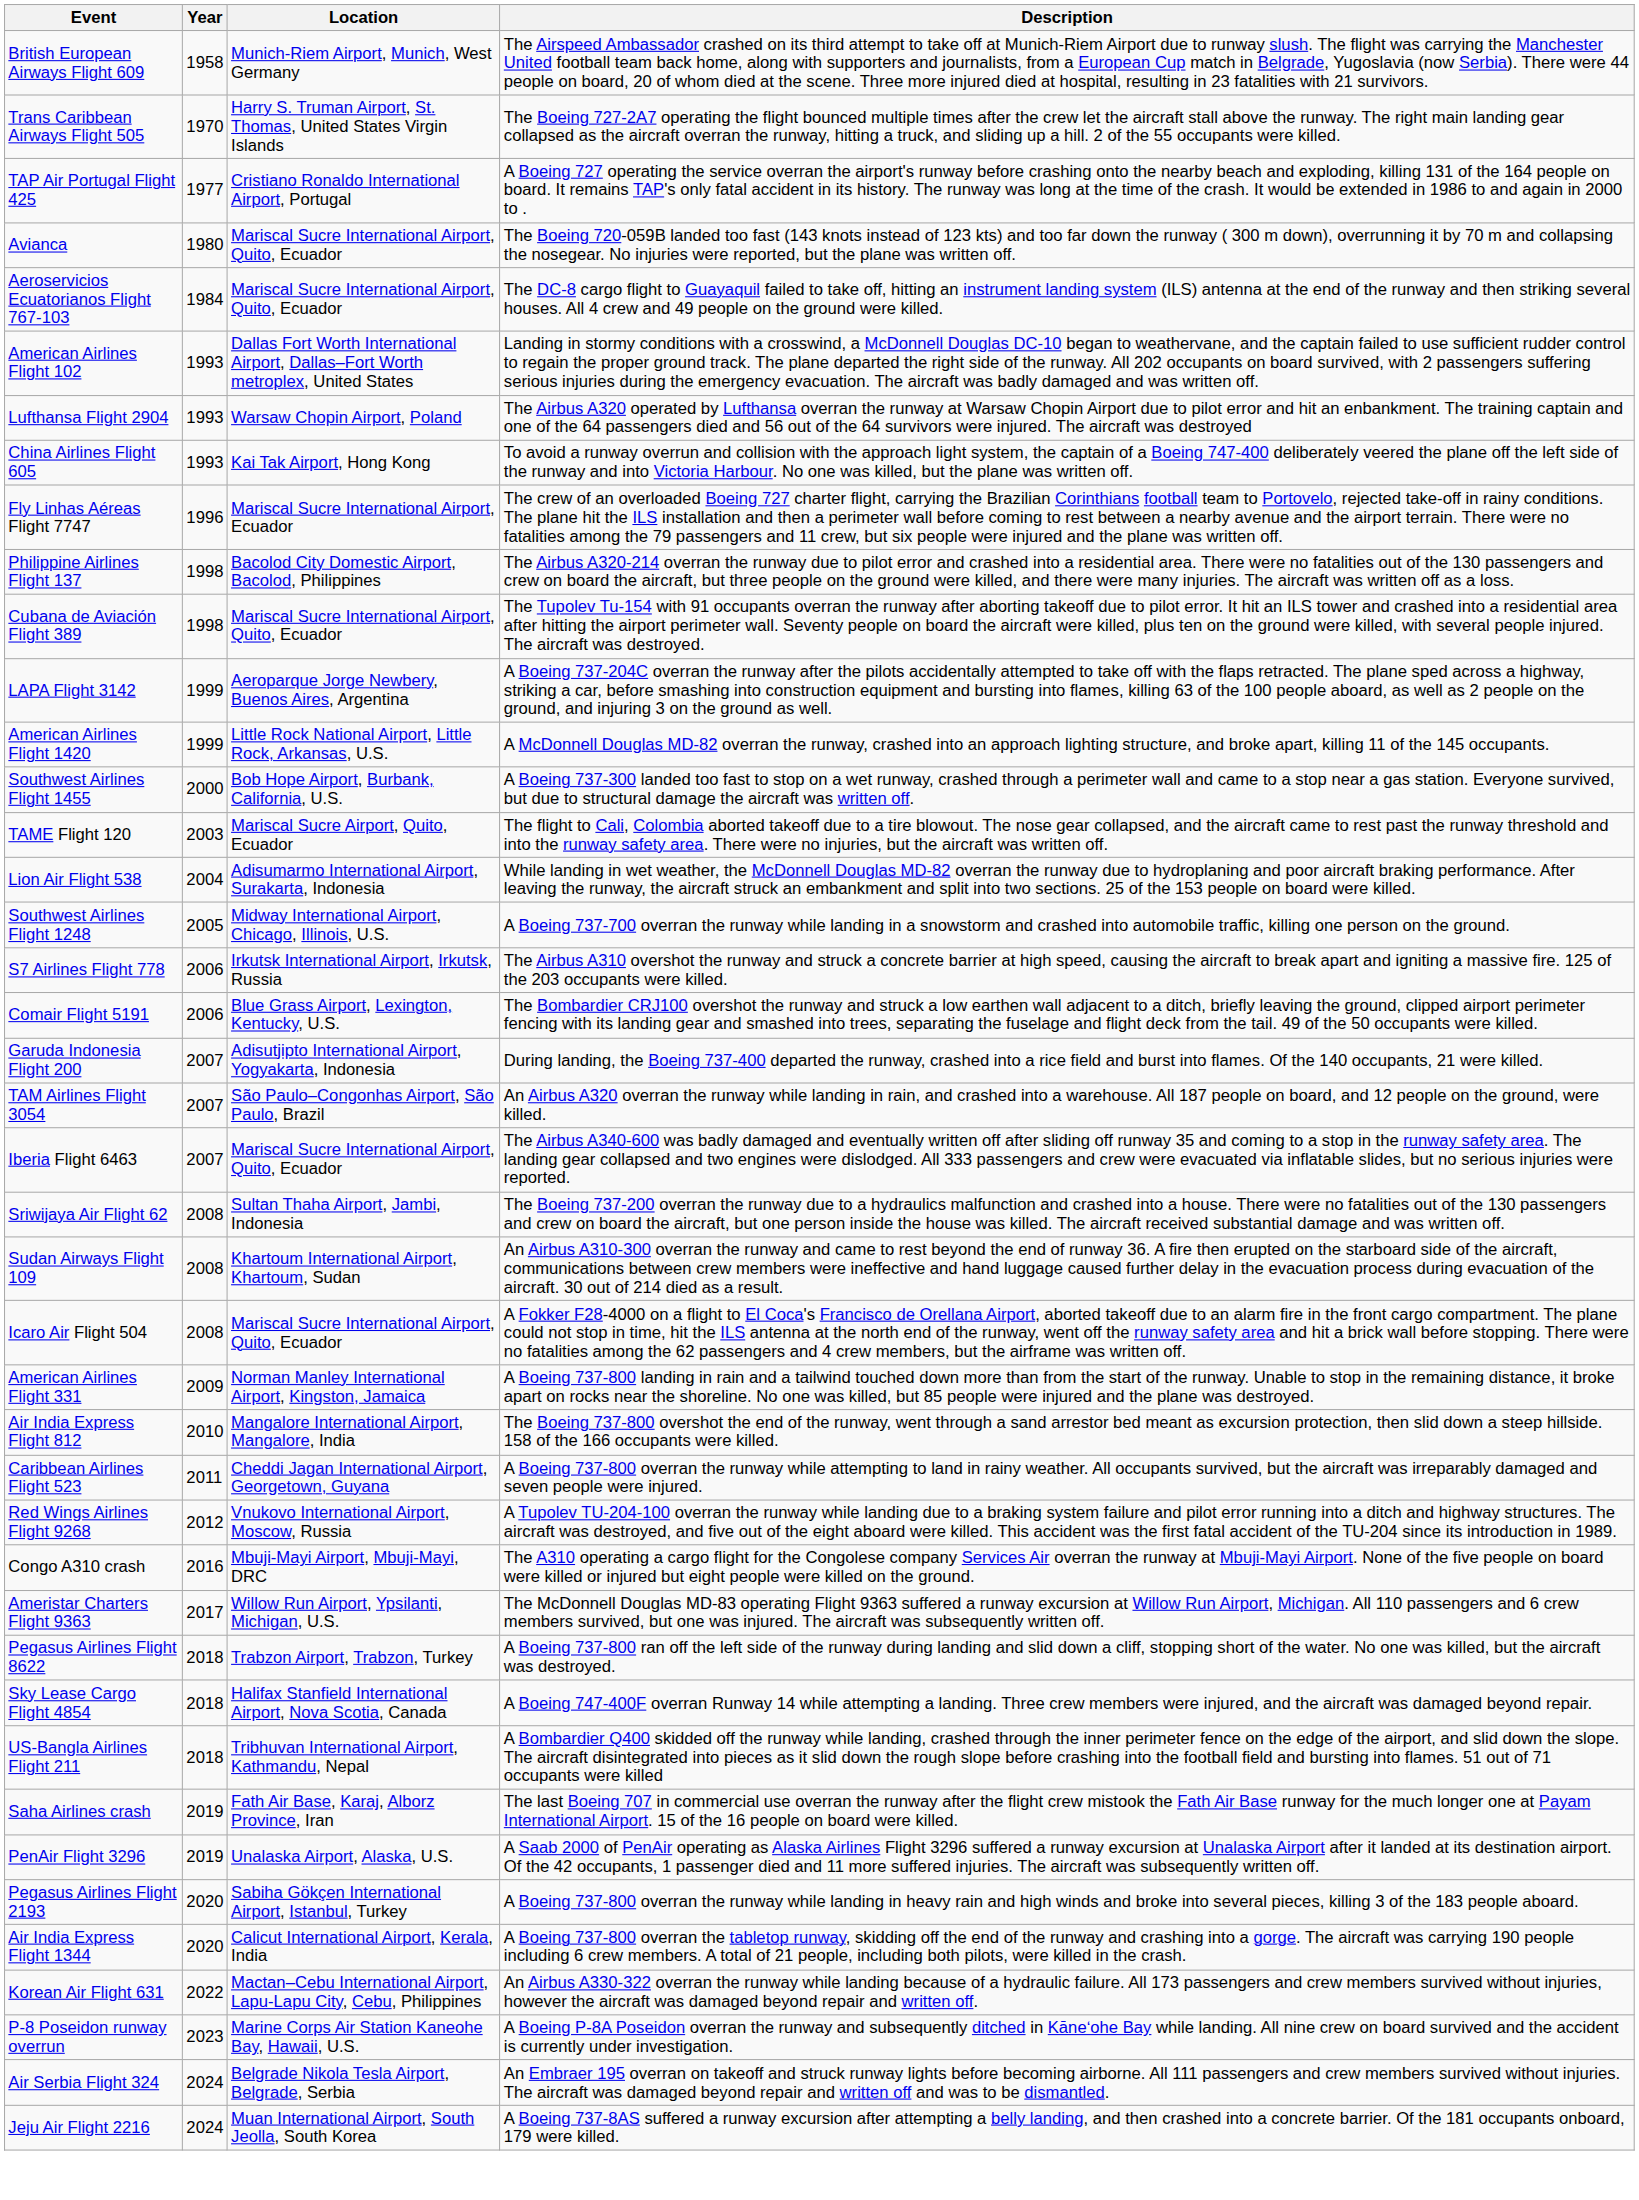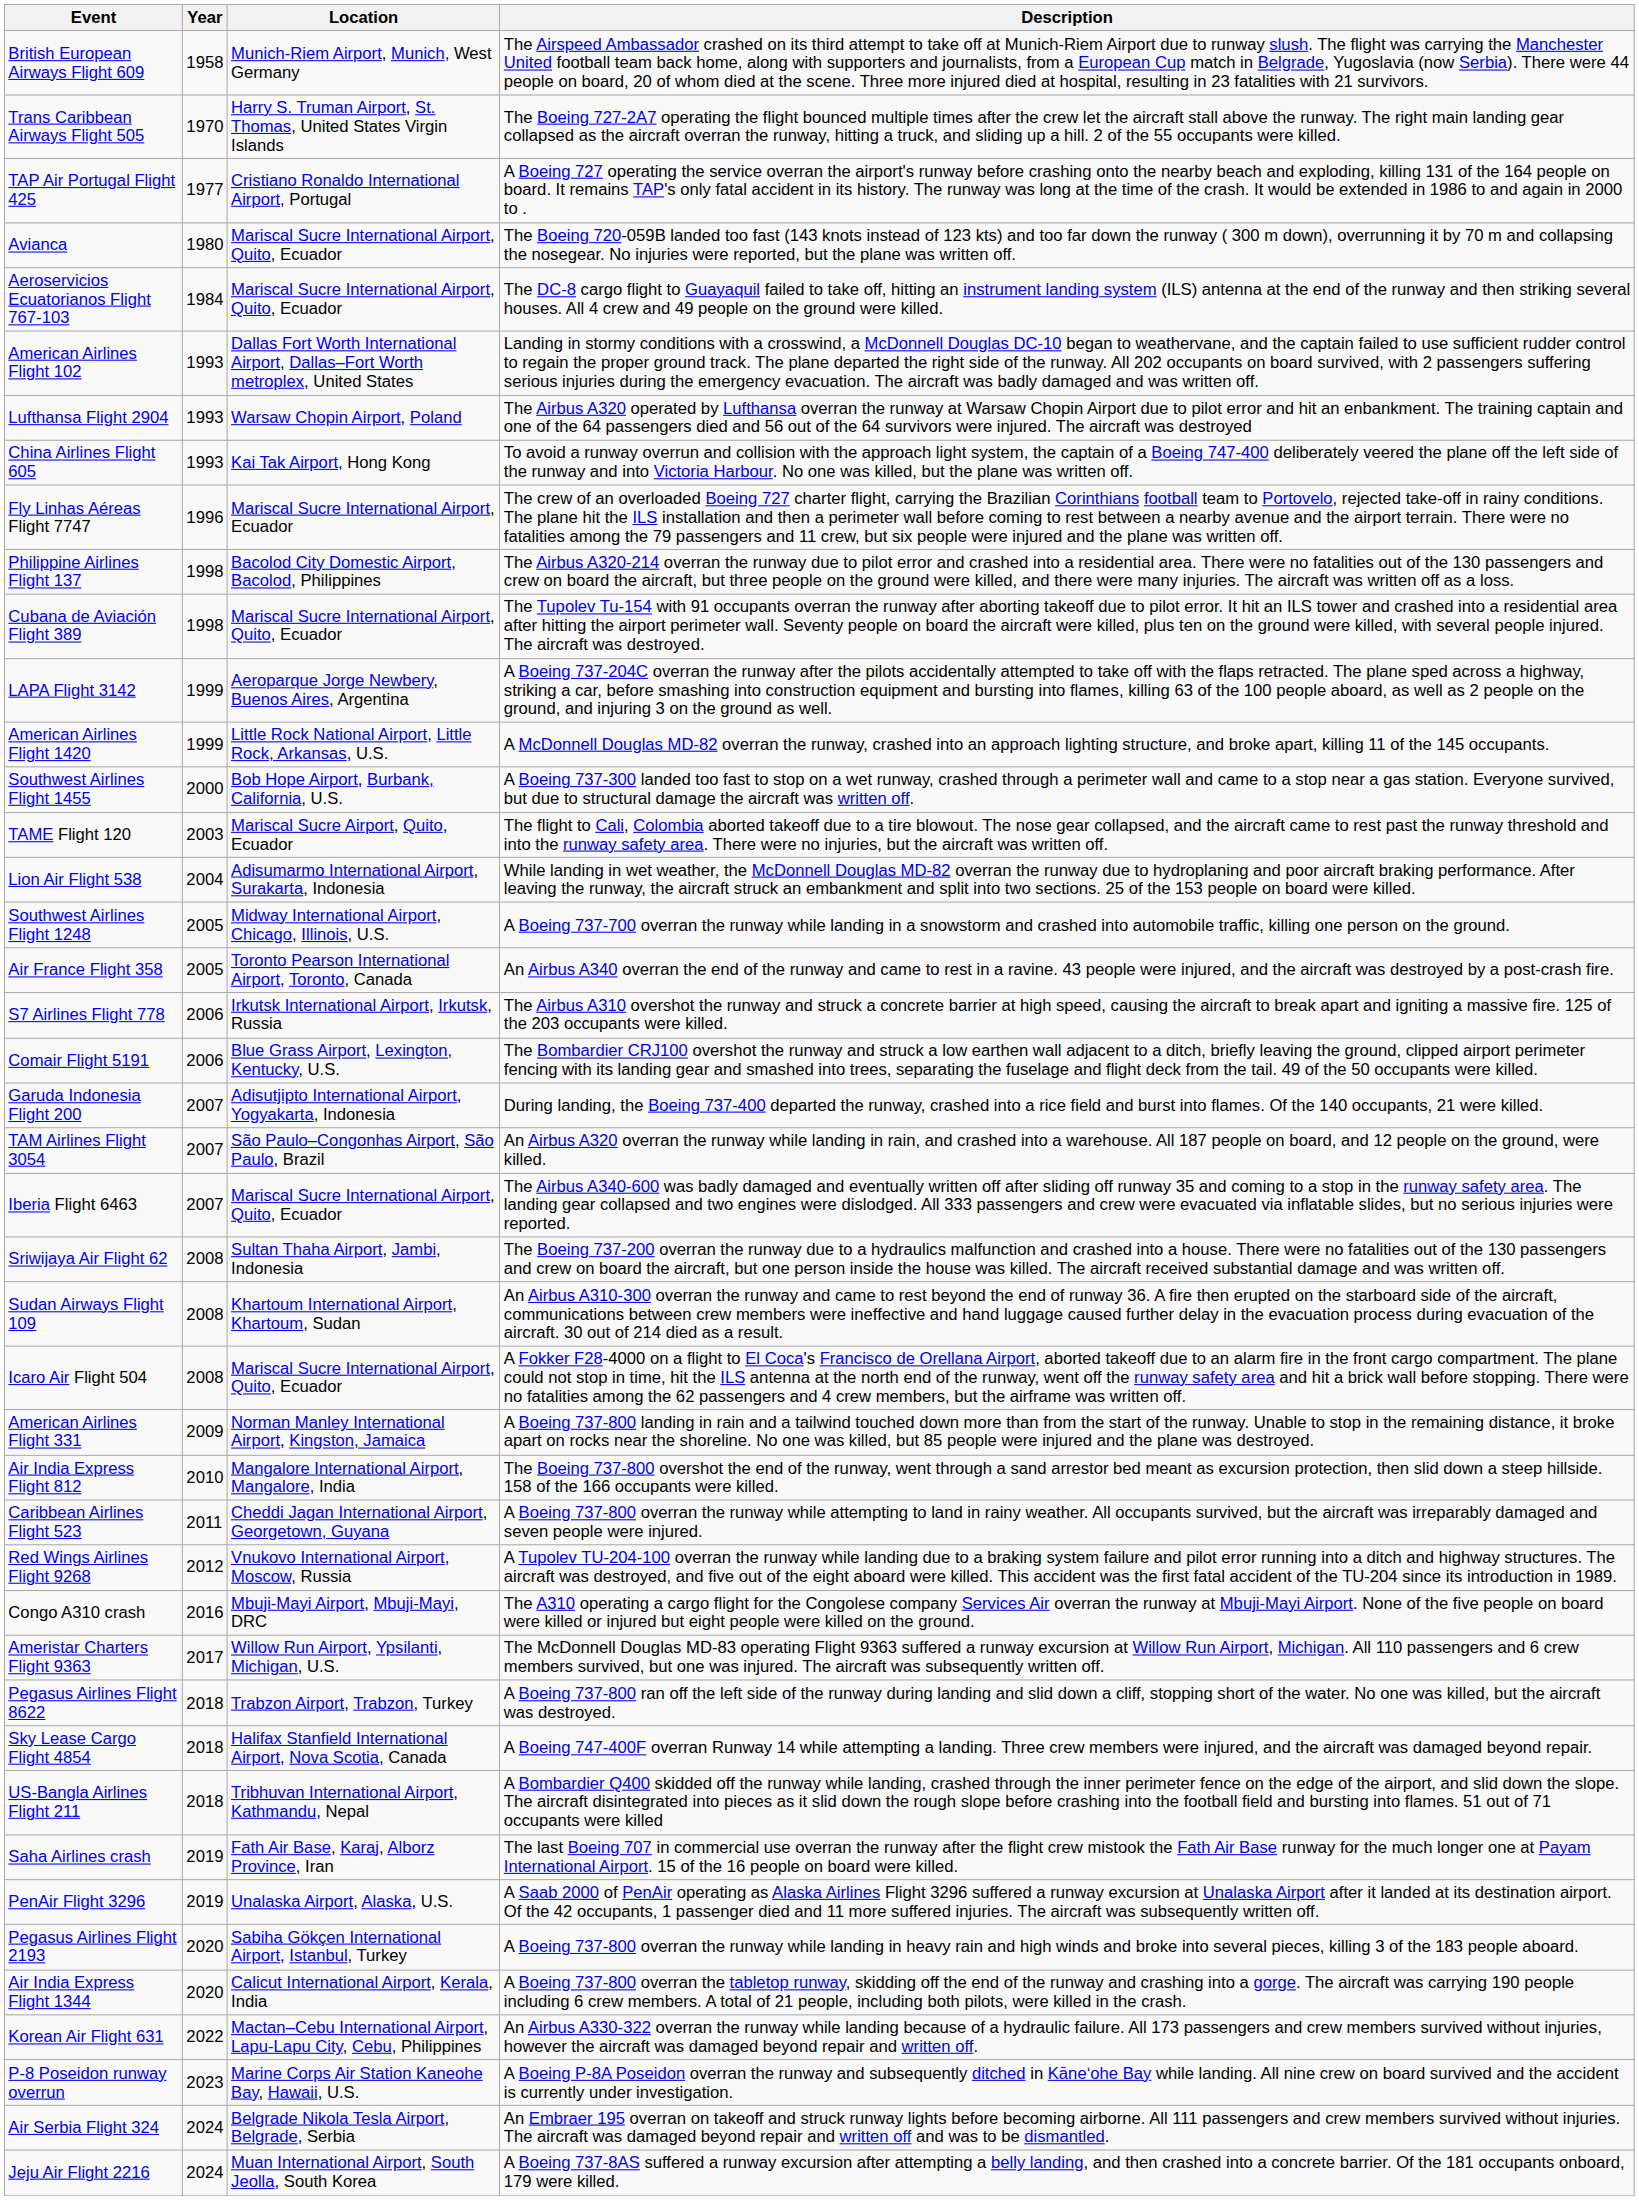+ row: (86, 970)
